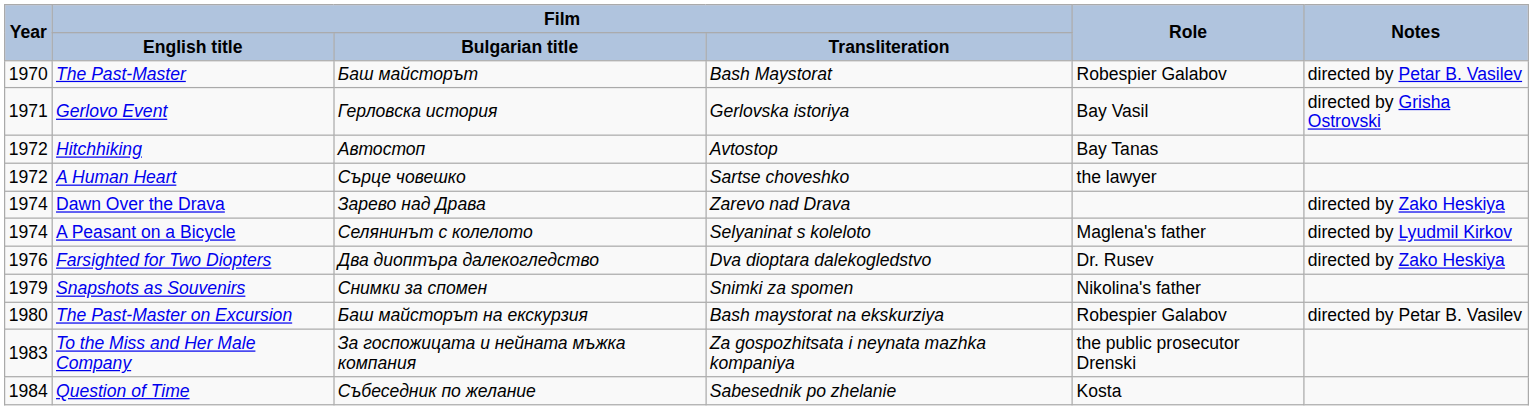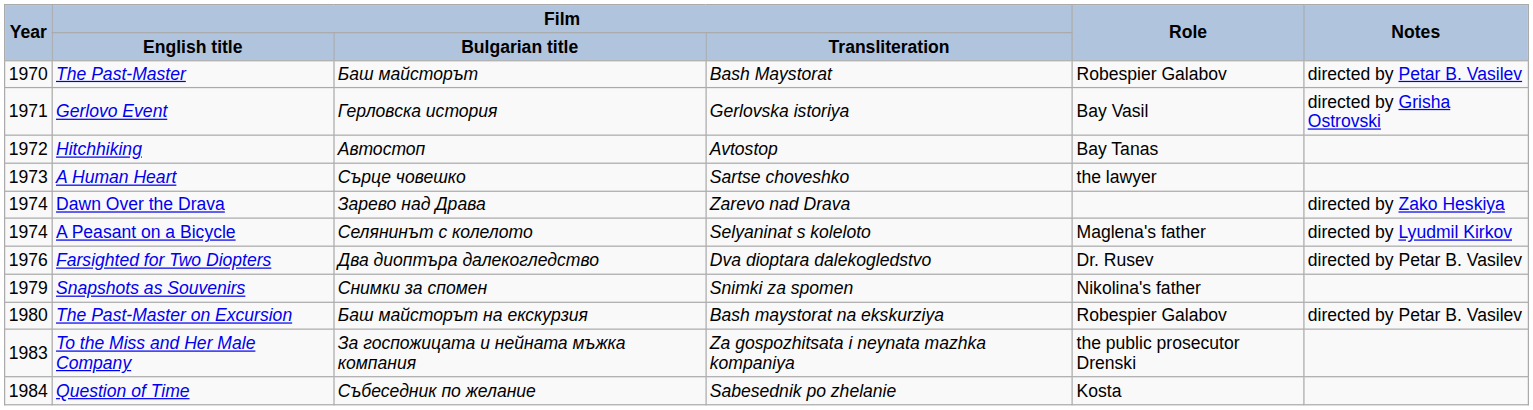(28, 177) 1972 -> (28, 177) 1973
(1406, 260) directed by Zako Heskiya -> (1415, 260) directed by Petar B. Vasilev
